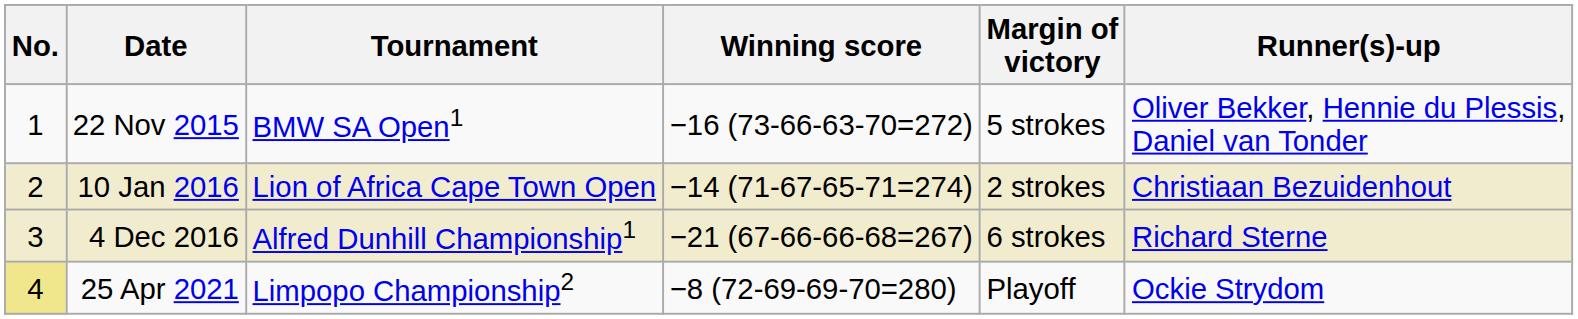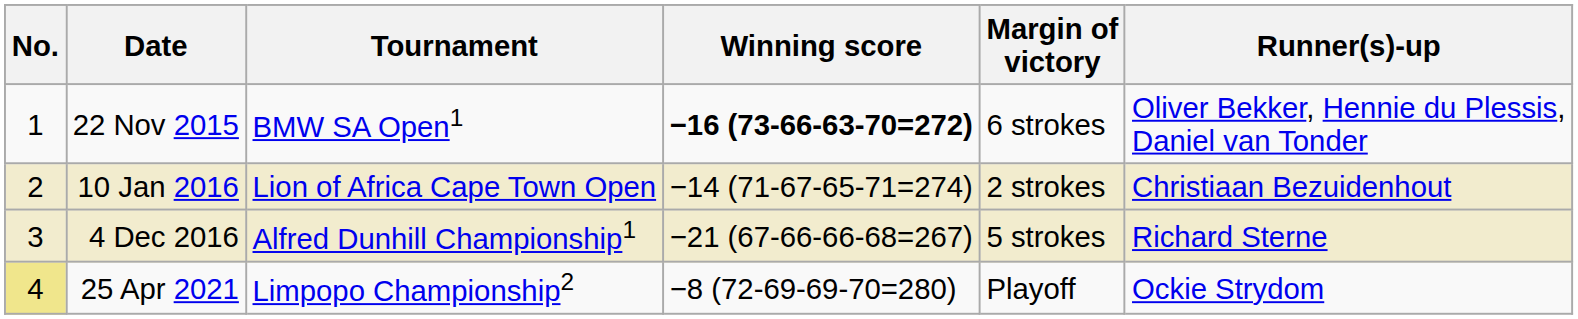(821, 124) normal -> (821, 124) bold
(1046, 124) 5 strokes -> (1046, 124) 6 strokes
(1046, 236) 6 strokes -> (1046, 236) 5 strokes
